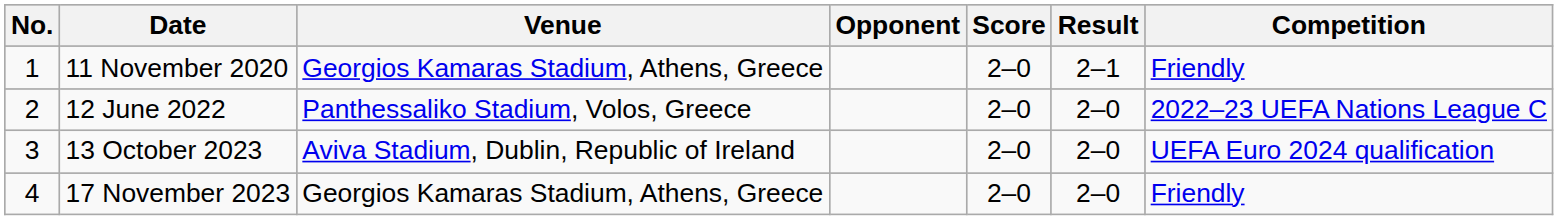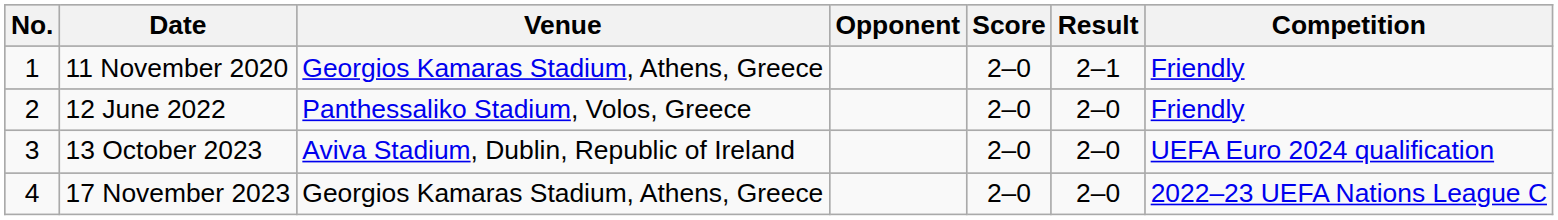(1349, 109) 2022–23 UEFA Nations League C -> (1198, 109) Friendly
(1198, 192) Friendly -> (1349, 192) 2022–23 UEFA Nations League C
